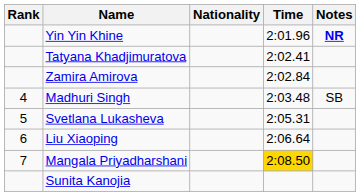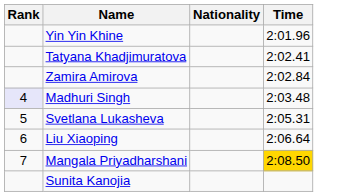- column: (334, 14)
(23, 98) no background -> (23, 98) lavender background
